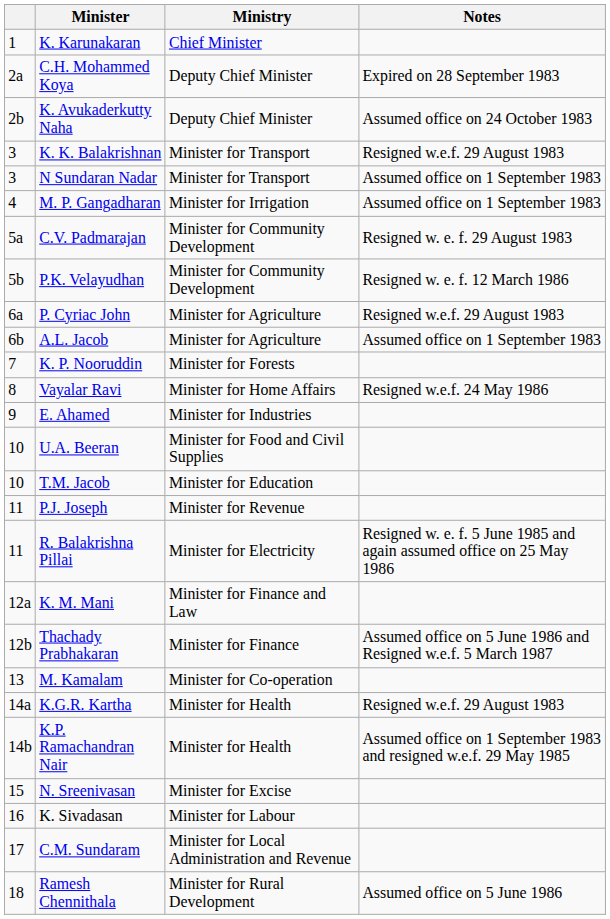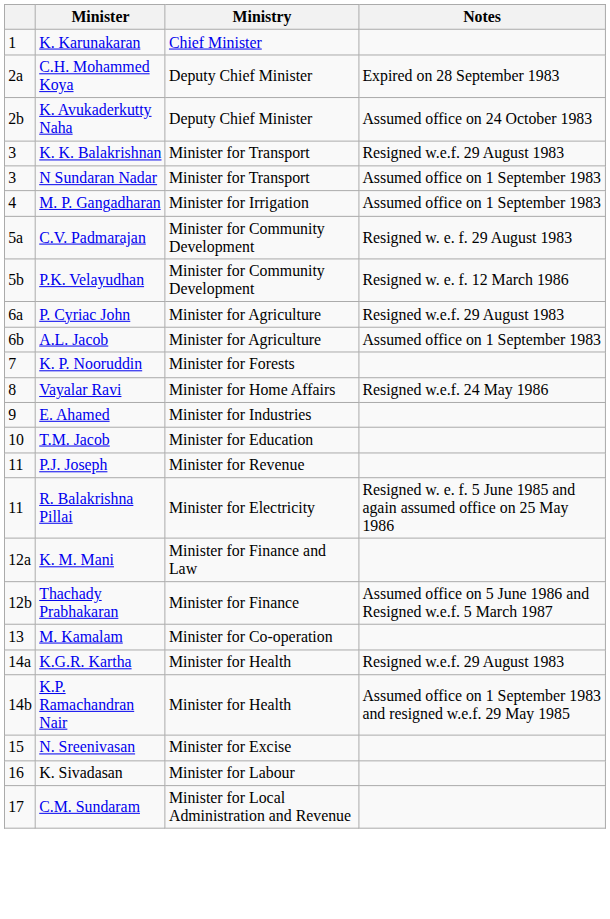- row: (79, 448)
- row: (77, 892)
